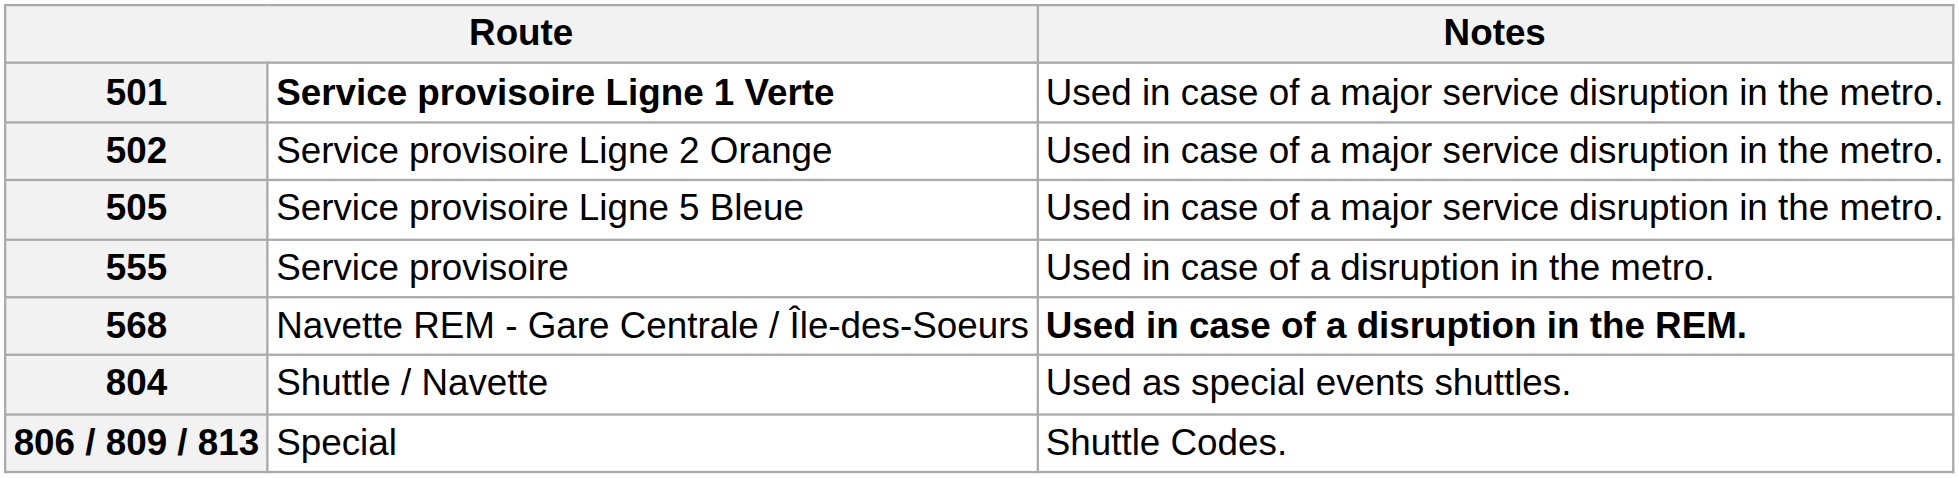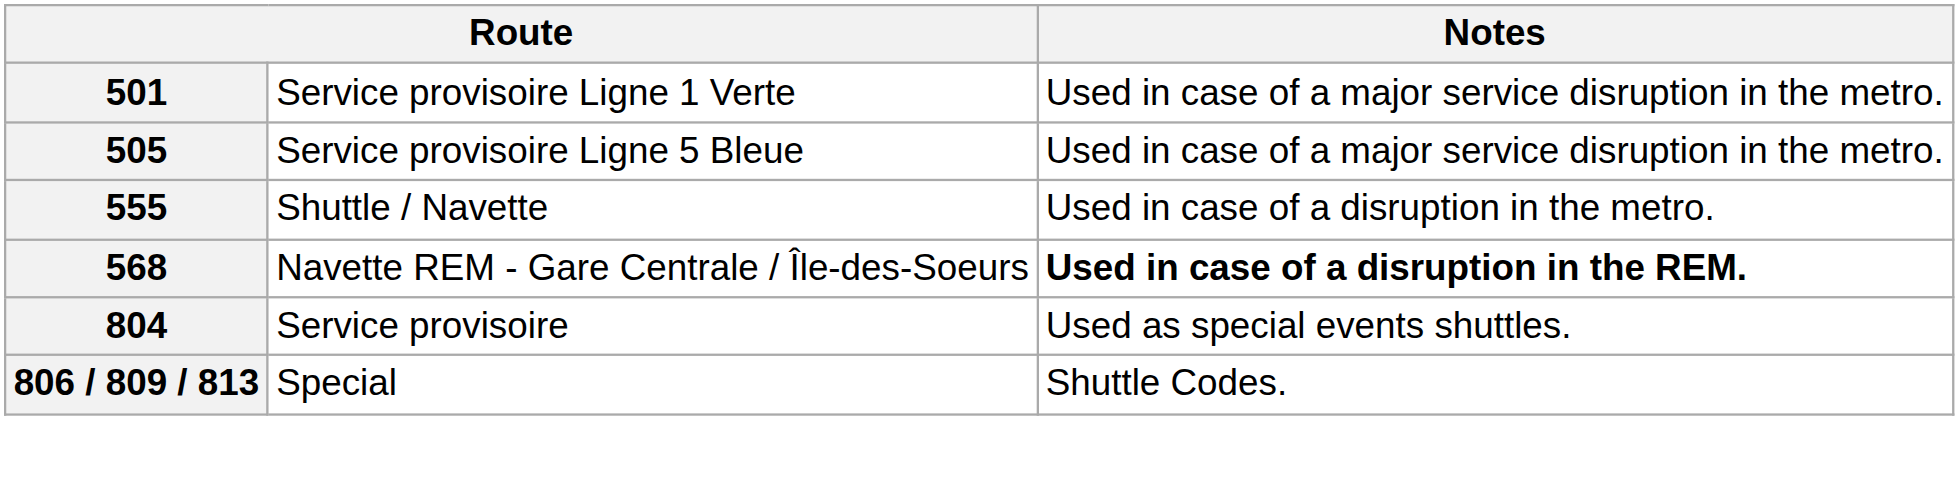(555, 92) bold -> (536, 92) normal
- row: (136, 150)
(422, 267) Service provisoire -> (412, 208) Shuttle / Navette
(412, 383) Shuttle / Navette -> (422, 325) Service provisoire
